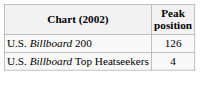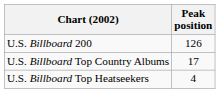+ row: (88, 61)
